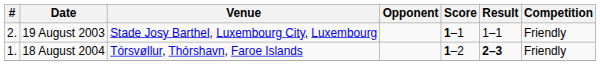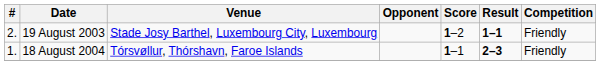(454, 32) 1–1 -> (454, 32) 1–2
(492, 32) normal -> (492, 32) bold
(454, 51) 1–2 -> (454, 51) 1–1
